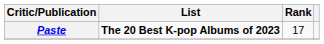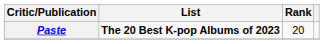(298, 30) 17 -> (298, 30) 20
